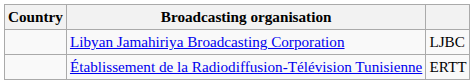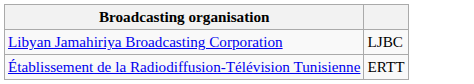- column: (35, 17)
